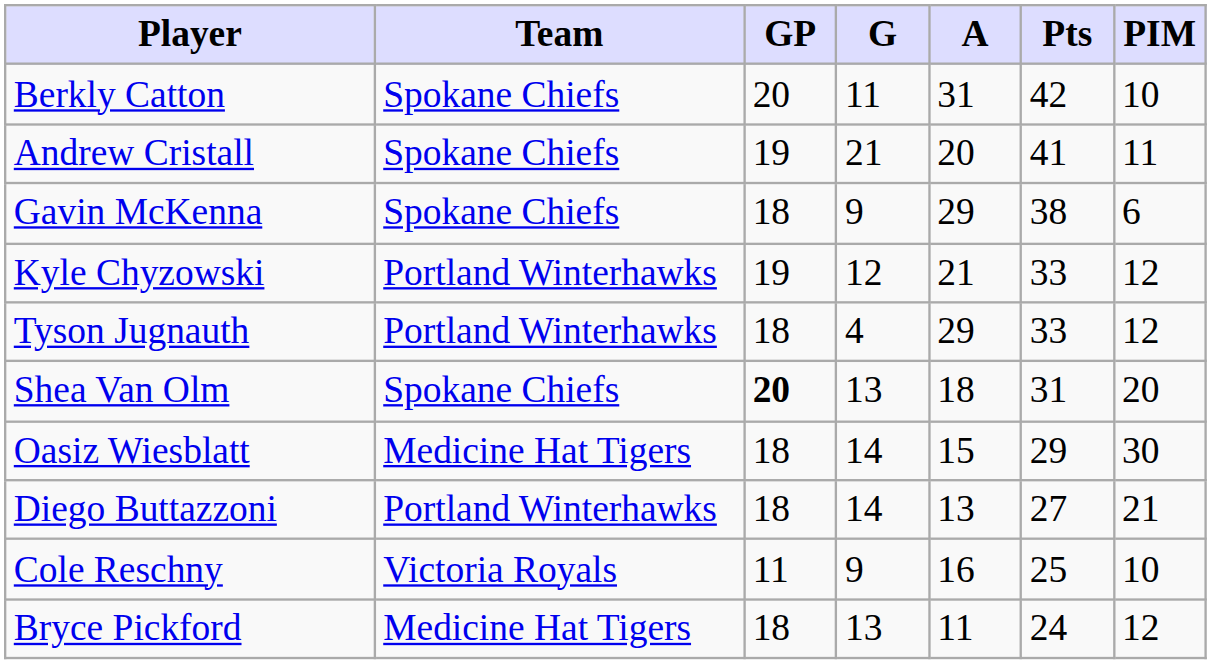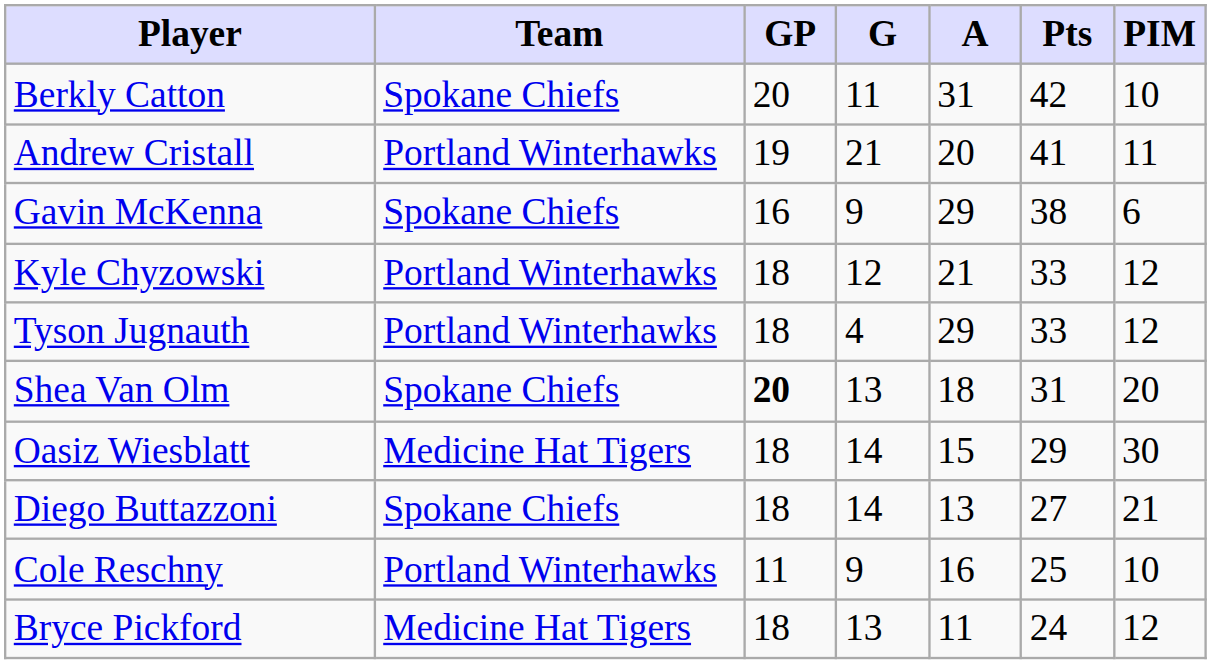(501, 152) Spokane Chiefs -> (550, 152) Portland Winterhawks
(771, 212) 18 -> (771, 212) 16
(771, 271) 19 -> (771, 271) 18
(550, 509) Portland Winterhawks -> (501, 509) Spokane Chiefs
(500, 568) Victoria Royals -> (550, 568) Portland Winterhawks
